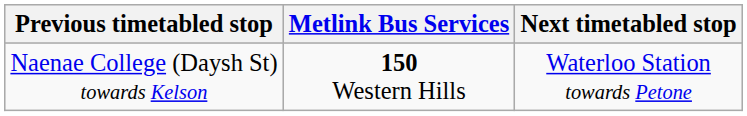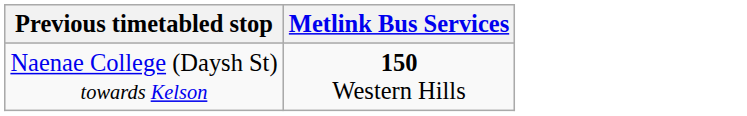- column: (629, 23)
